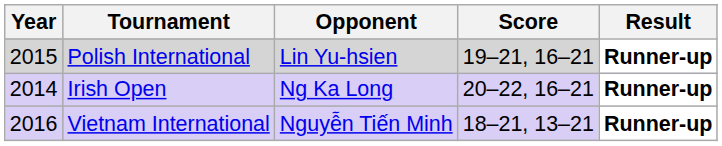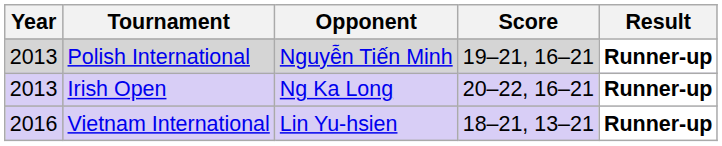(34, 56) 2015 -> (34, 56) 2013
(339, 56) Lin Yu-hsien -> (366, 56) Nguyễn Tiến Minh
(34, 90) 2014 -> (34, 90) 2013
(366, 124) Nguyễn Tiến Minh -> (339, 124) Lin Yu-hsien
